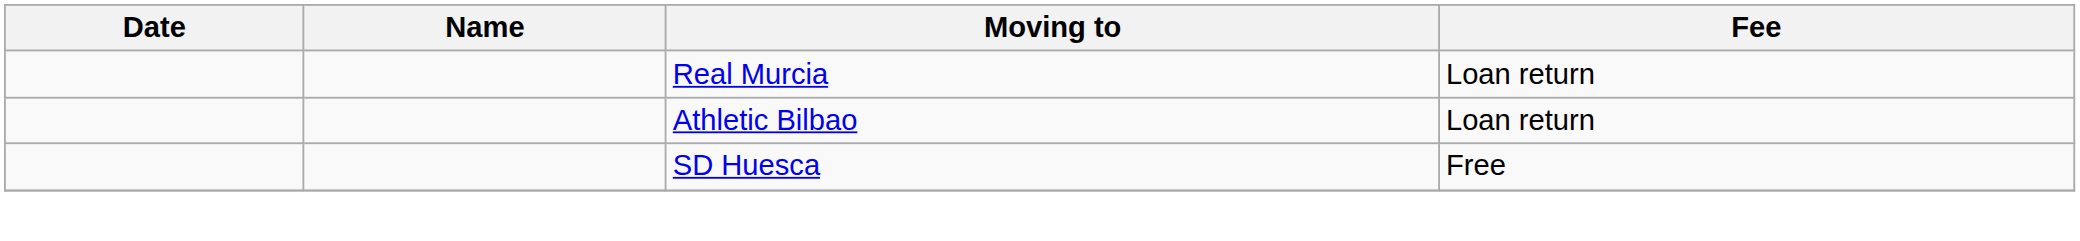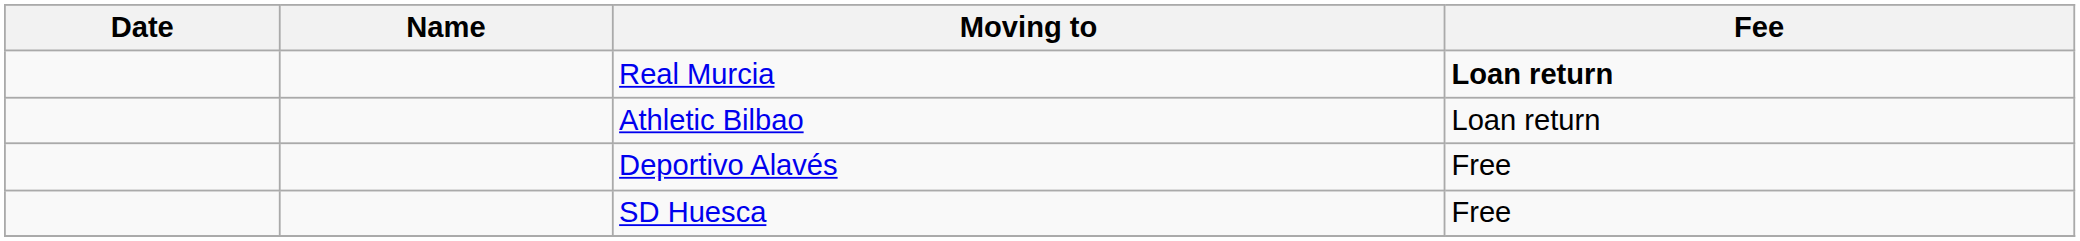(1520, 73) normal -> (1532, 73) bold
+ row: (728, 166)
